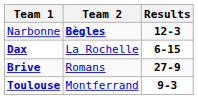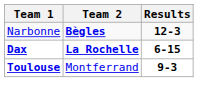(102, 49) normal -> (102, 49) bold
- row: (24, 67)
